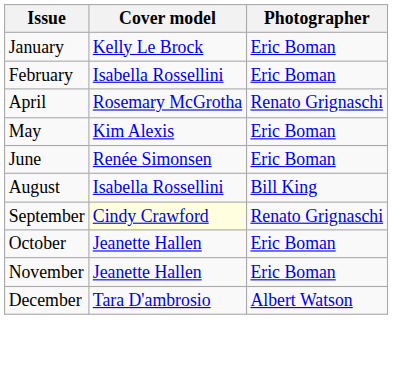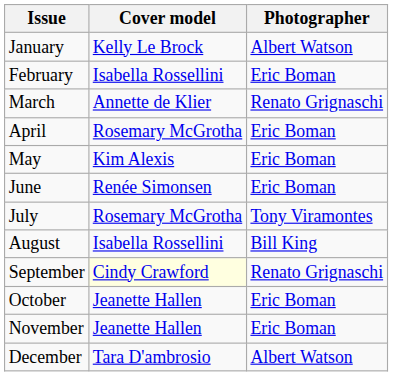(293, 46) Eric Boman -> (302, 46) Albert Watson
+ row: (32, 103)
(317, 103) Renato Grignaschi -> (293, 131) Eric Boman
+ row: (23, 215)
